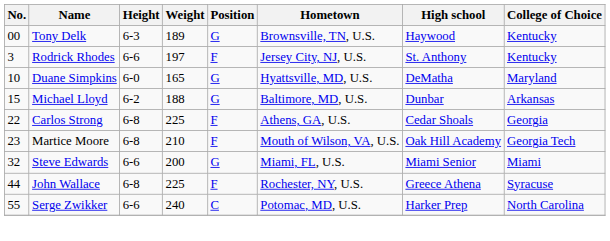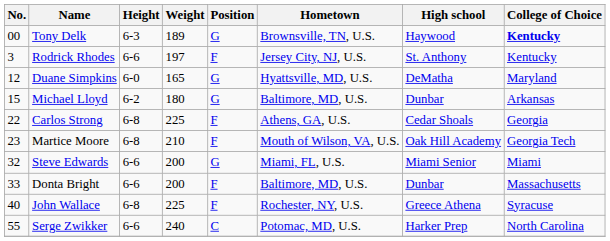(532, 36) normal -> (534, 36) bold
(14, 78) 10 -> (14, 78) 12
(175, 99) 188 -> (175, 99) 180
+ row: (66, 183)
(14, 183) 44 -> (14, 204) 40
